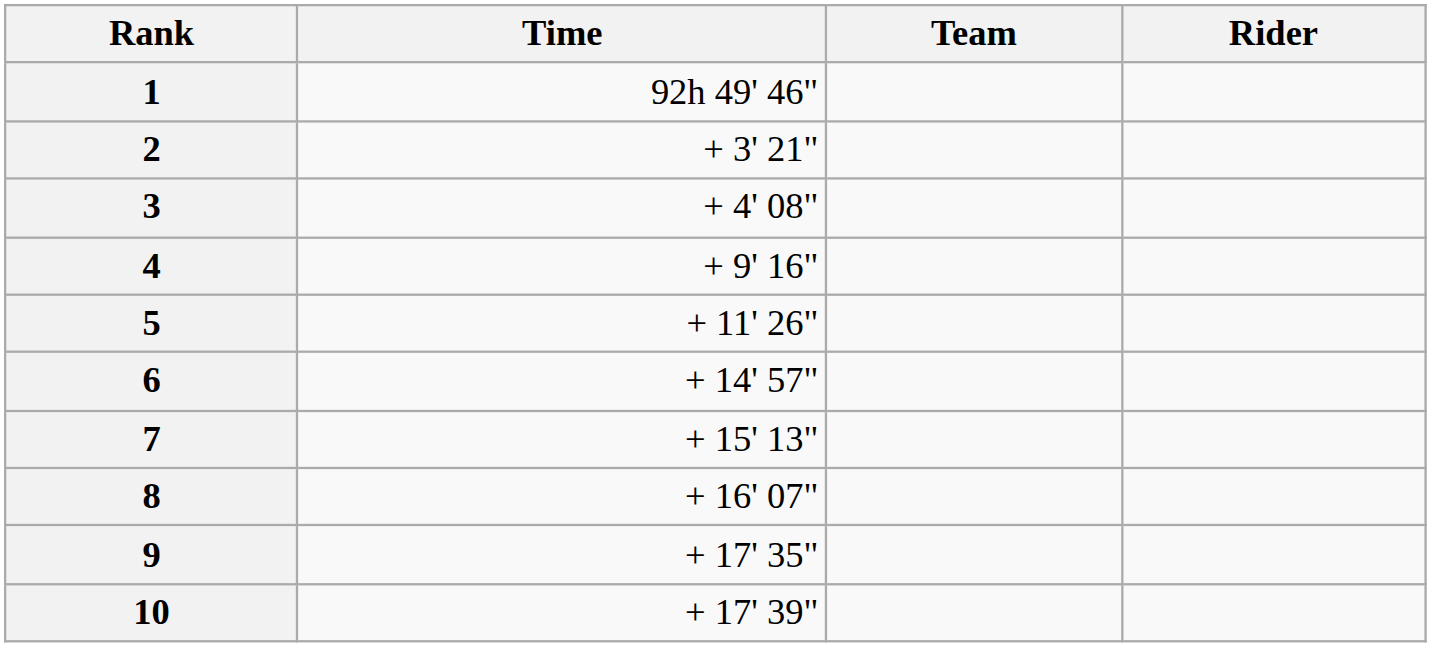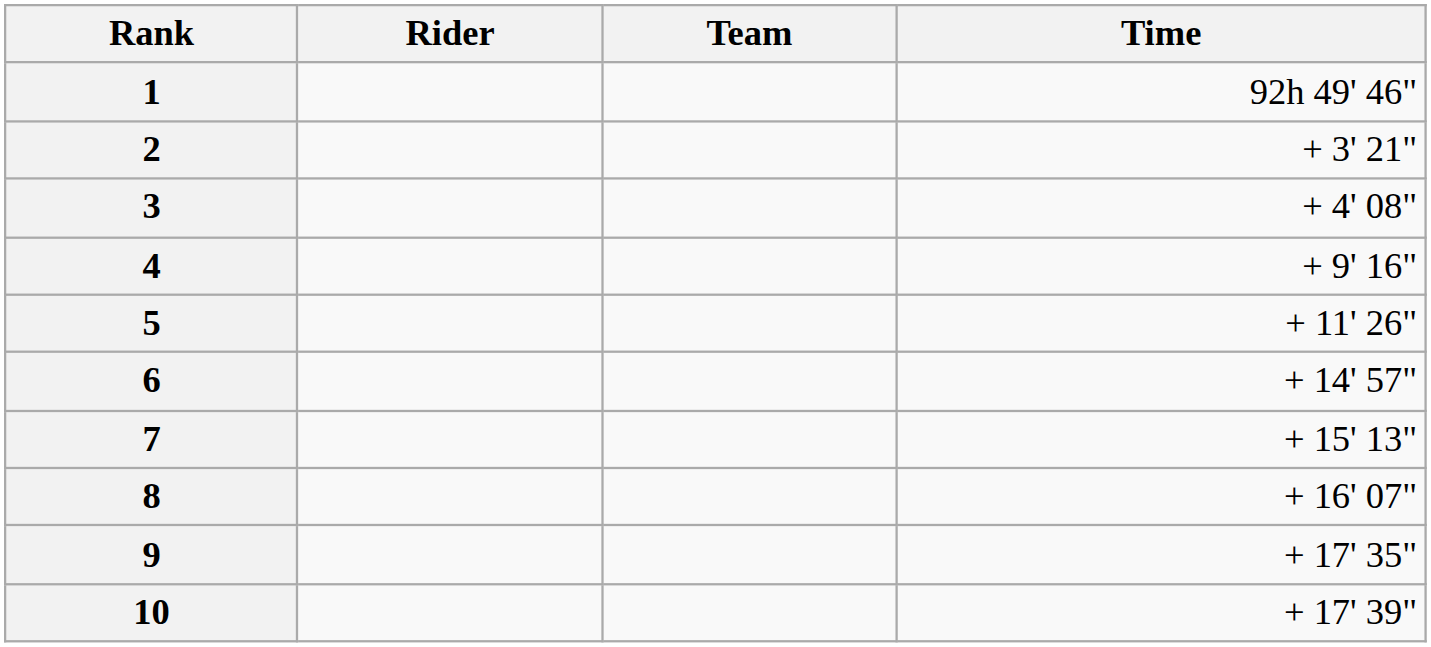columns swapped: (1273, 33) <-> (562, 33)
